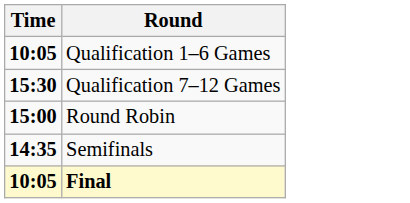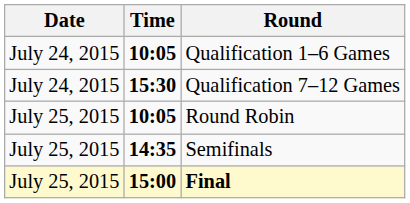+ column: (64, 20)
(33, 117) 15:00 -> (152, 117) 10:05
(33, 181) 10:05 -> (152, 181) 15:00
